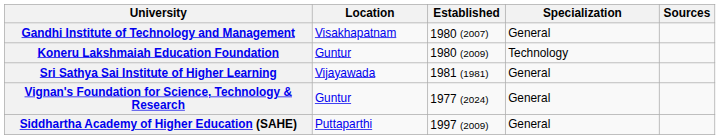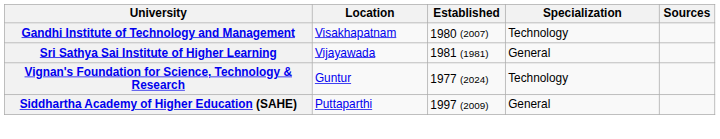(529, 33) General -> (538, 33) Technology
- row: (158, 53)
(529, 98) General -> (538, 79) Technology
